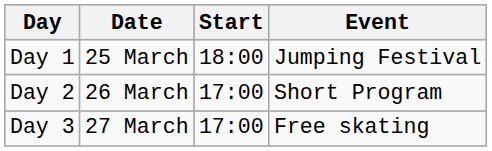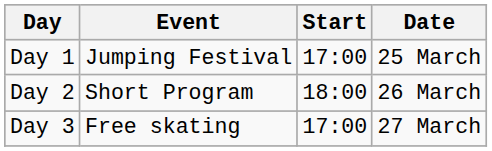columns swapped: (137, 22) <-> (378, 22)
(231, 58) 18:00 -> (335, 58) 17:00
(231, 93) 17:00 -> (335, 93) 18:00
